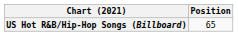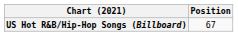(211, 25) 65 -> (211, 25) 67
